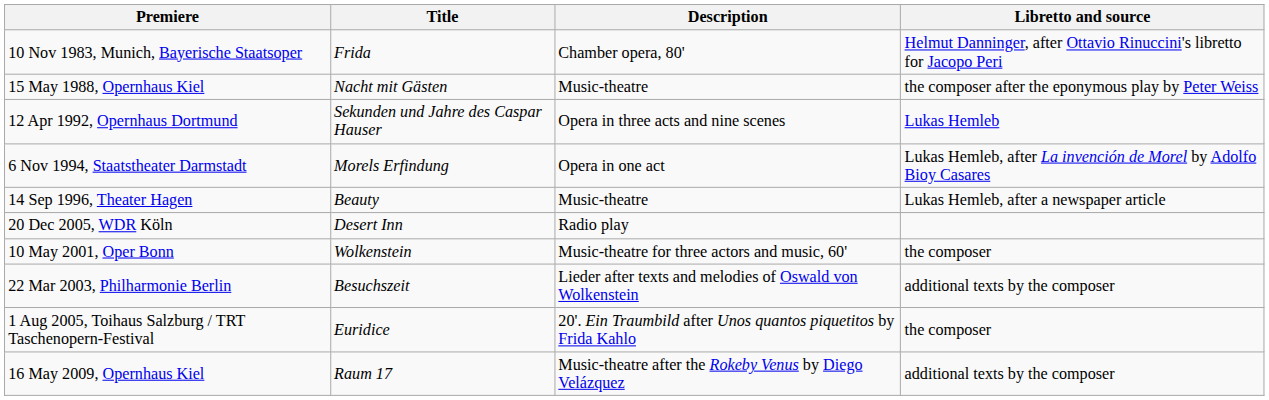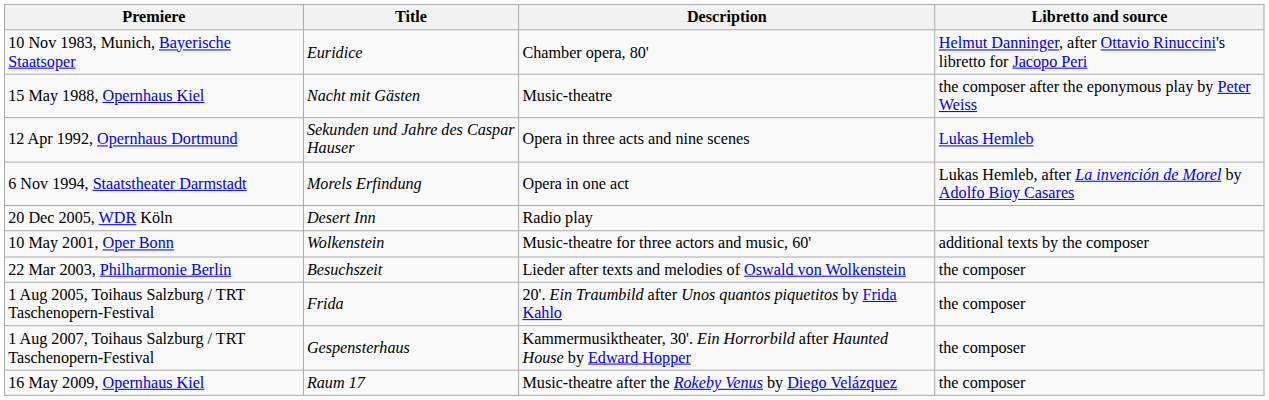(353, 52) Frida -> (335, 52) Euridice
- row: (100, 199)
(948, 251) the composer -> (1044, 243) additional texts by the composer
(1010, 285) additional texts by the composer -> (982, 269) the composer
(362, 329) Euridice -> (325, 304) Frida
+ row: (127, 347)
(1010, 373) additional texts by the composer -> (982, 382) the composer
